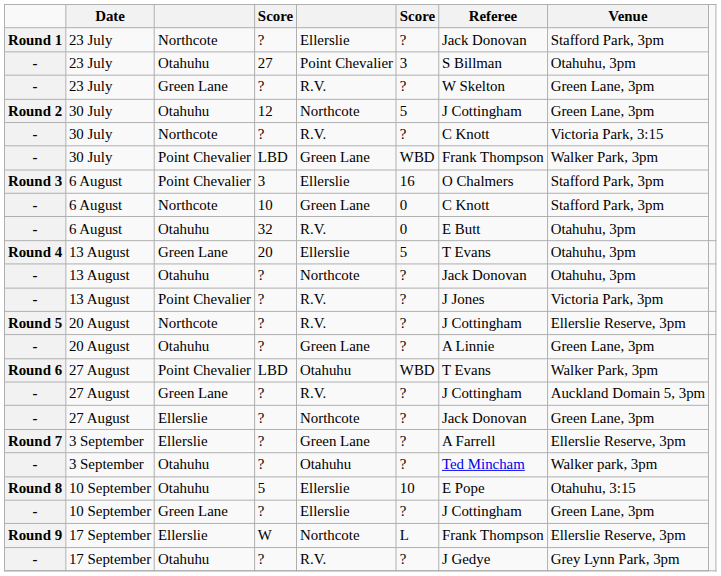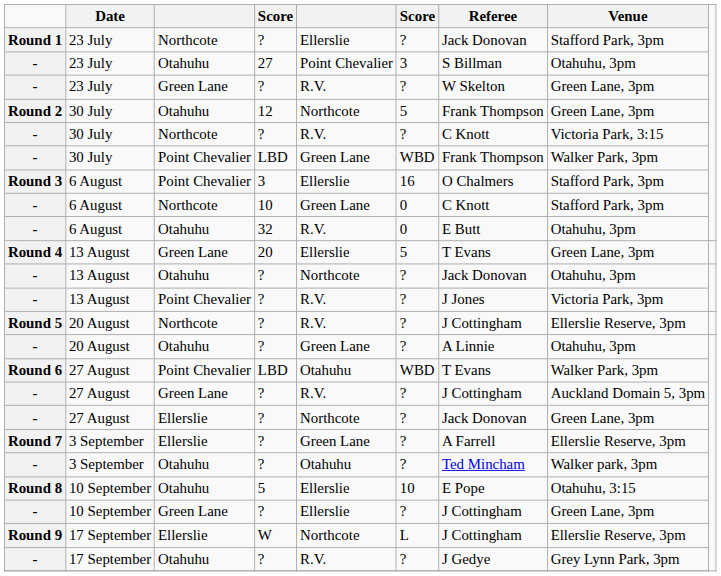(482, 110) J Cottingham -> (493, 110) Frank Thompson
(593, 252) Otahuhu, 3pm -> (602, 252) Green Lane, 3pm
(602, 346) Green Lane, 3pm -> (593, 346) Otahuhu, 3pm
(493, 535) Frank Thompson -> (482, 535) J Cottingham
